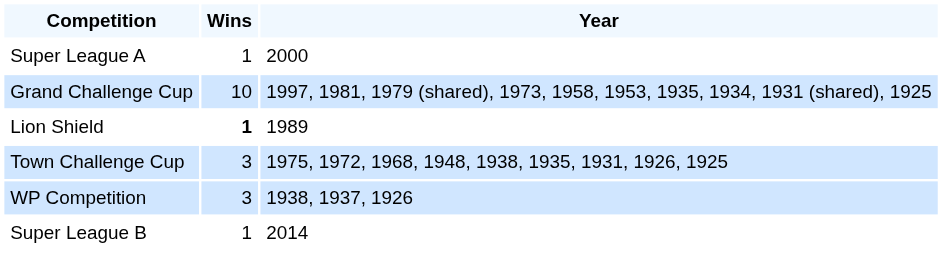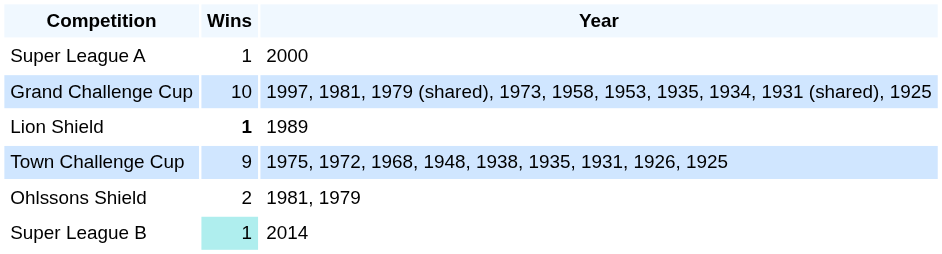(247, 162) 3 -> (247, 162) 9
+ row: (78, 197)
- row: (78, 197)
(247, 233) no background -> (247, 233) paleturquoise background
